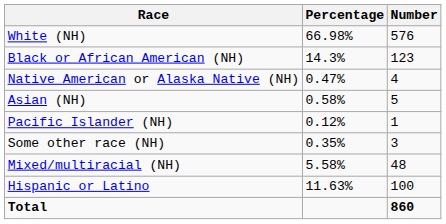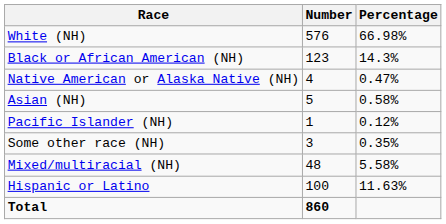columns swapped: (414, 15) <-> (345, 15)
